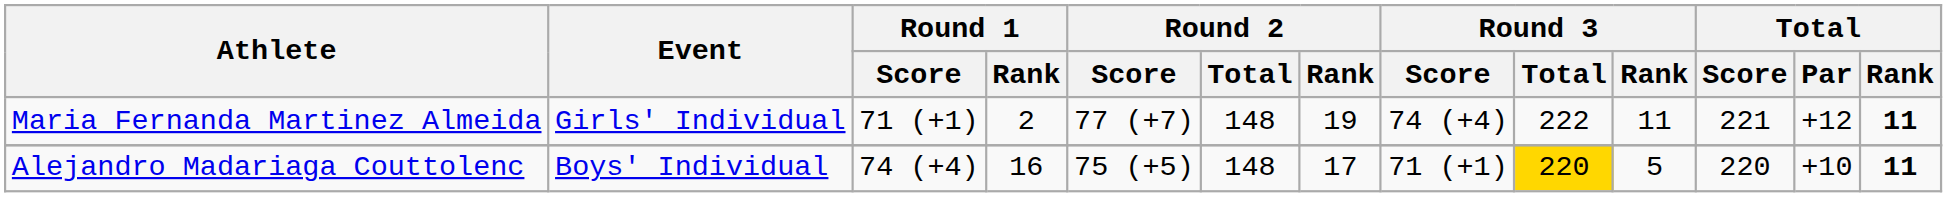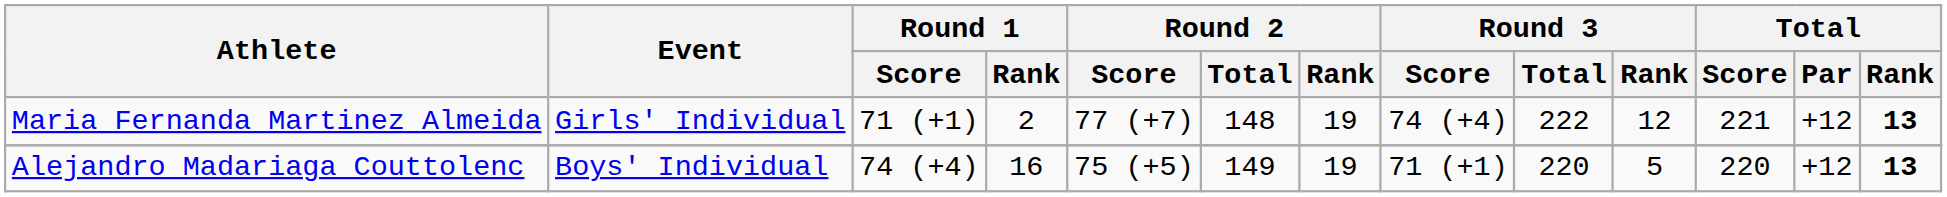(1654, 121) 11 -> (1654, 121) 12
(1900, 121) 11 -> (1900, 121) 13
(1250, 167) 148 -> (1250, 167) 149
(1340, 167) 17 -> (1340, 167) 19
(1564, 167) gold background -> (1564, 167) no background
(1827, 167) +10 -> (1827, 167) +12
(1900, 167) 11 -> (1900, 167) 13
